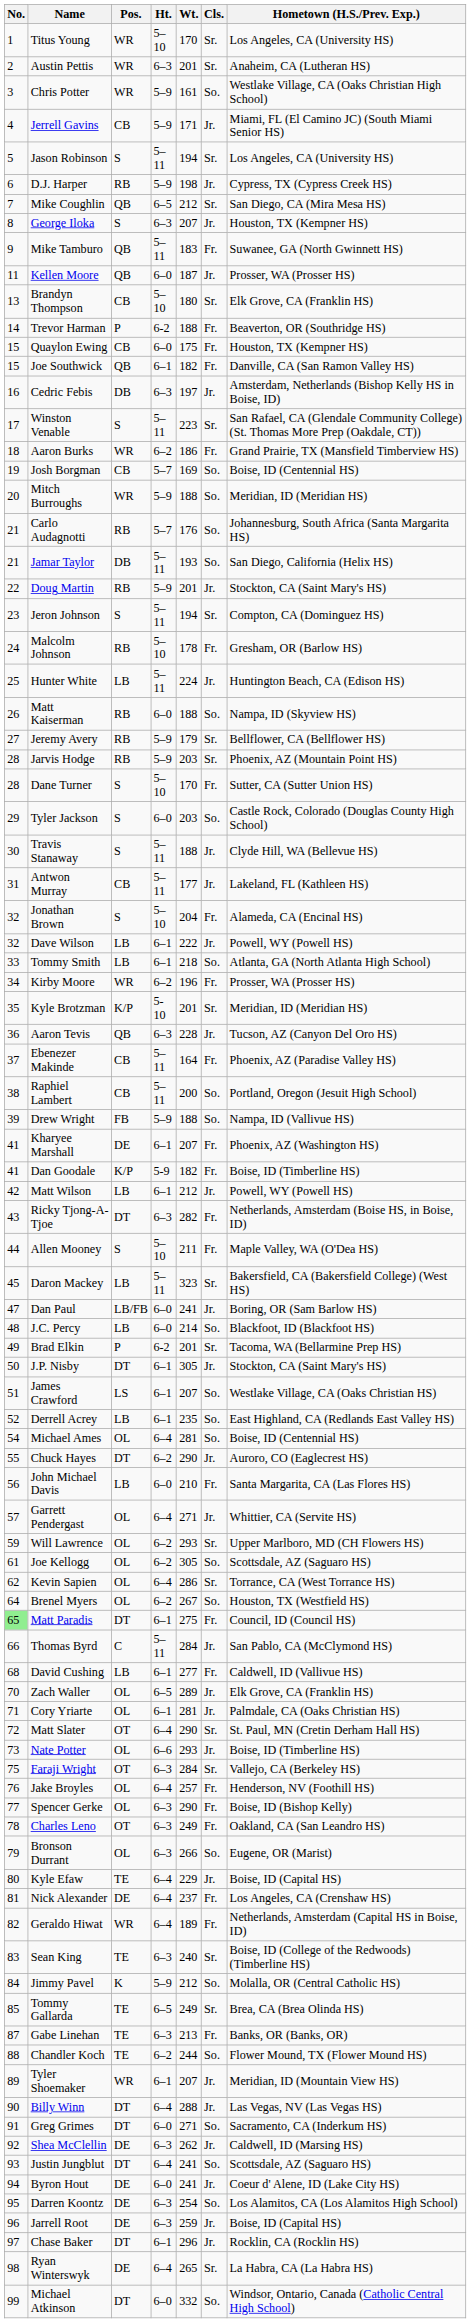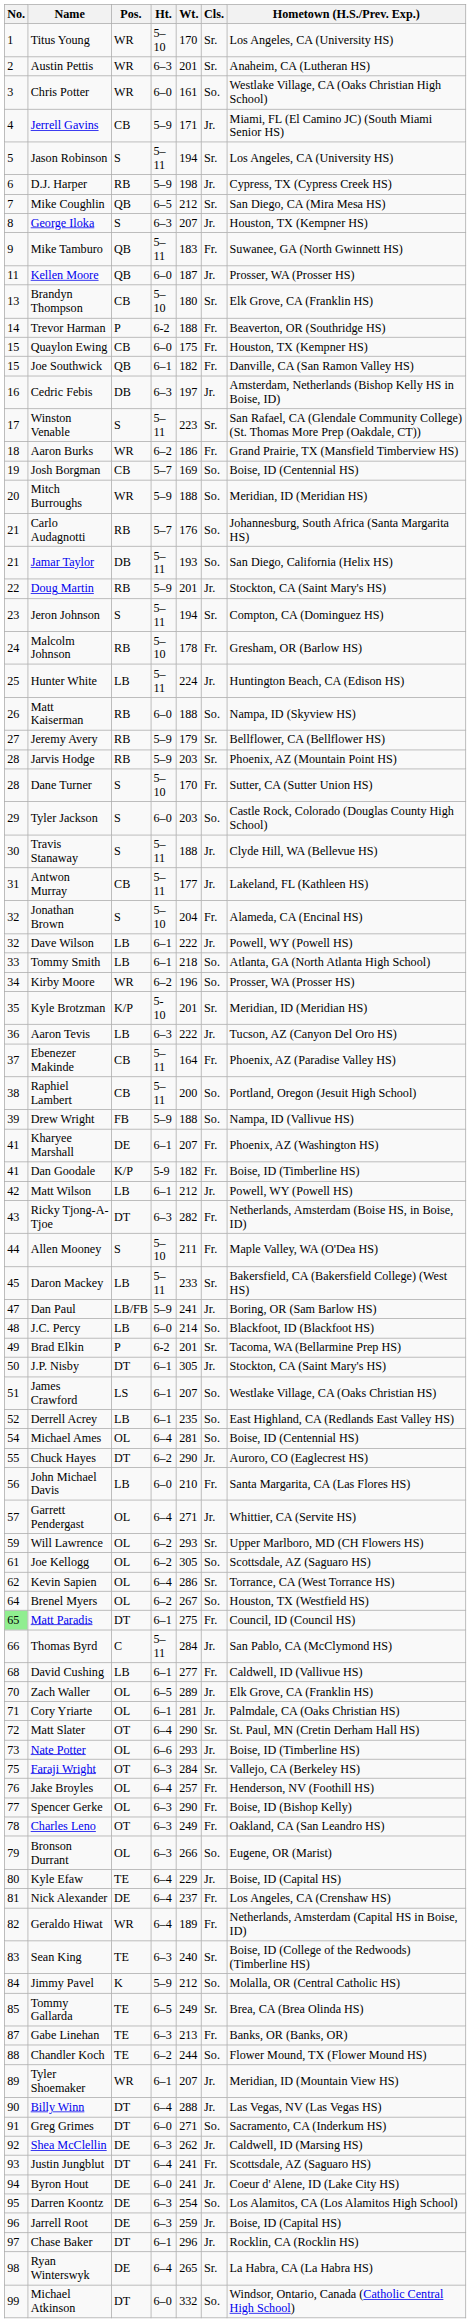(163, 92) 5–9 -> (163, 92) 6–0
(211, 982) Fr. -> (212, 982) So.
(123, 1034) QB -> (122, 1034) LB
(188, 1034) 228 -> (188, 1034) 222
(188, 1283) 323 -> (188, 1283) 233
(163, 1309) 6–0 -> (163, 1309) 5–9
(212, 2165) So. -> (211, 2165) Fr.
